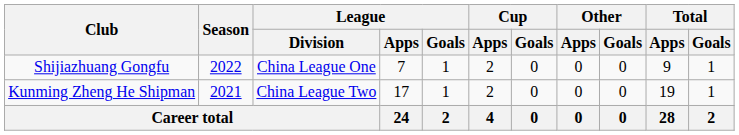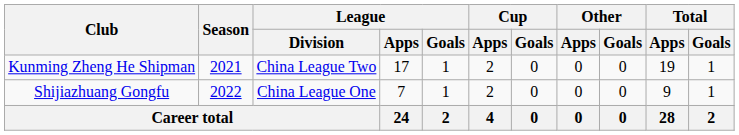rows swapped: (102, 92) <-> (102, 67)
